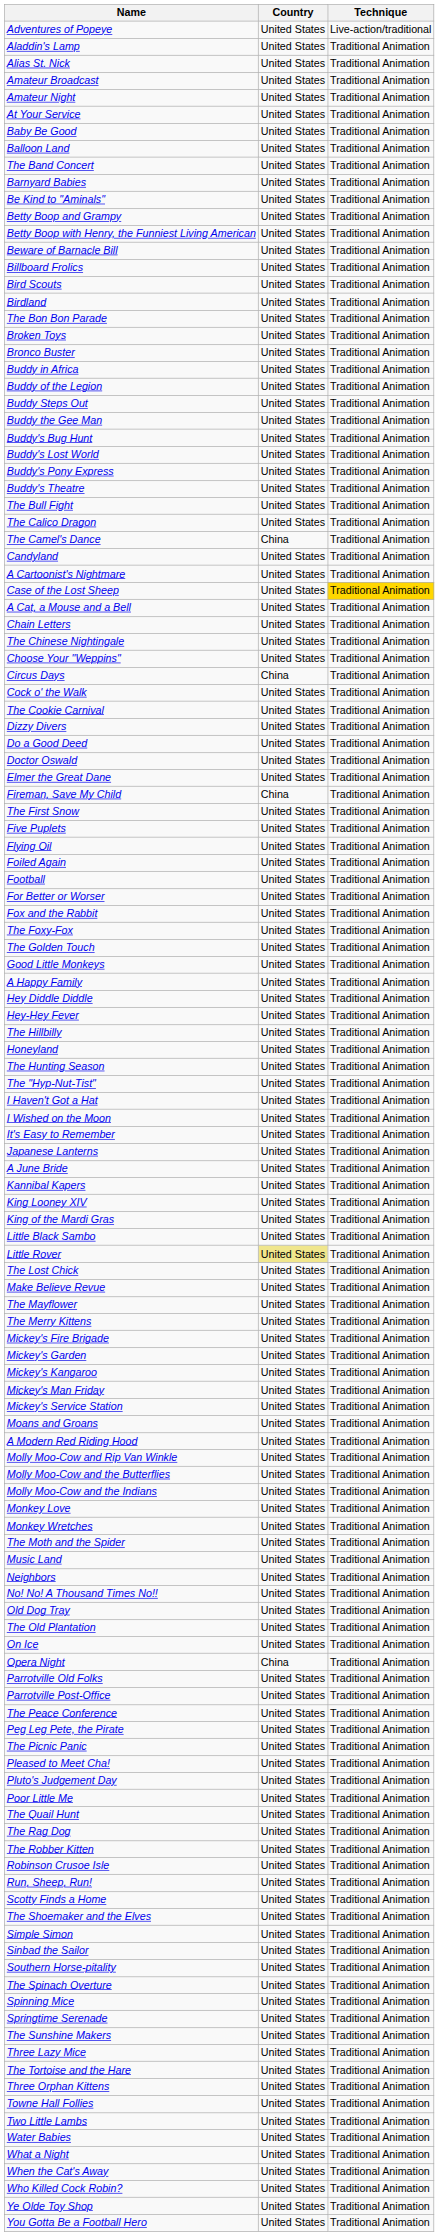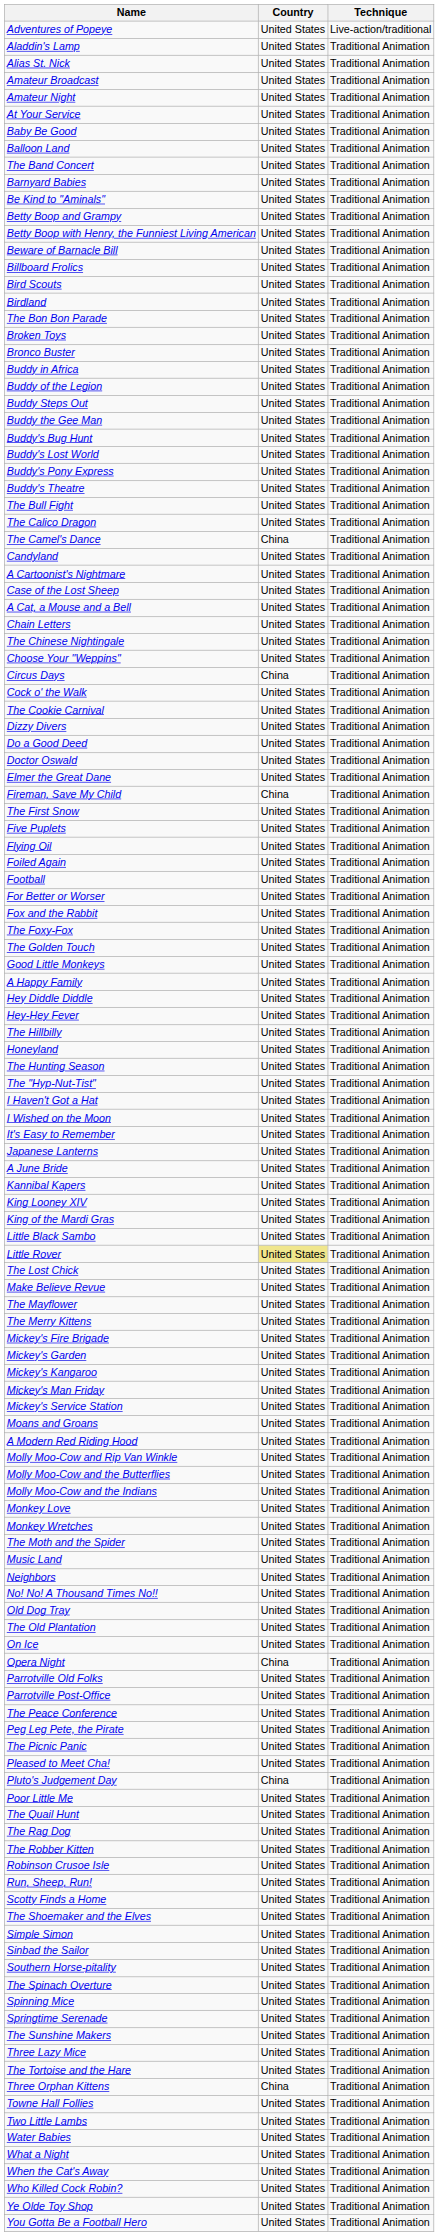(380, 591) gold background -> (380, 591) no background
(293, 1781) United States -> (275, 1781) China
(293, 2087) United States -> (275, 2087) China
